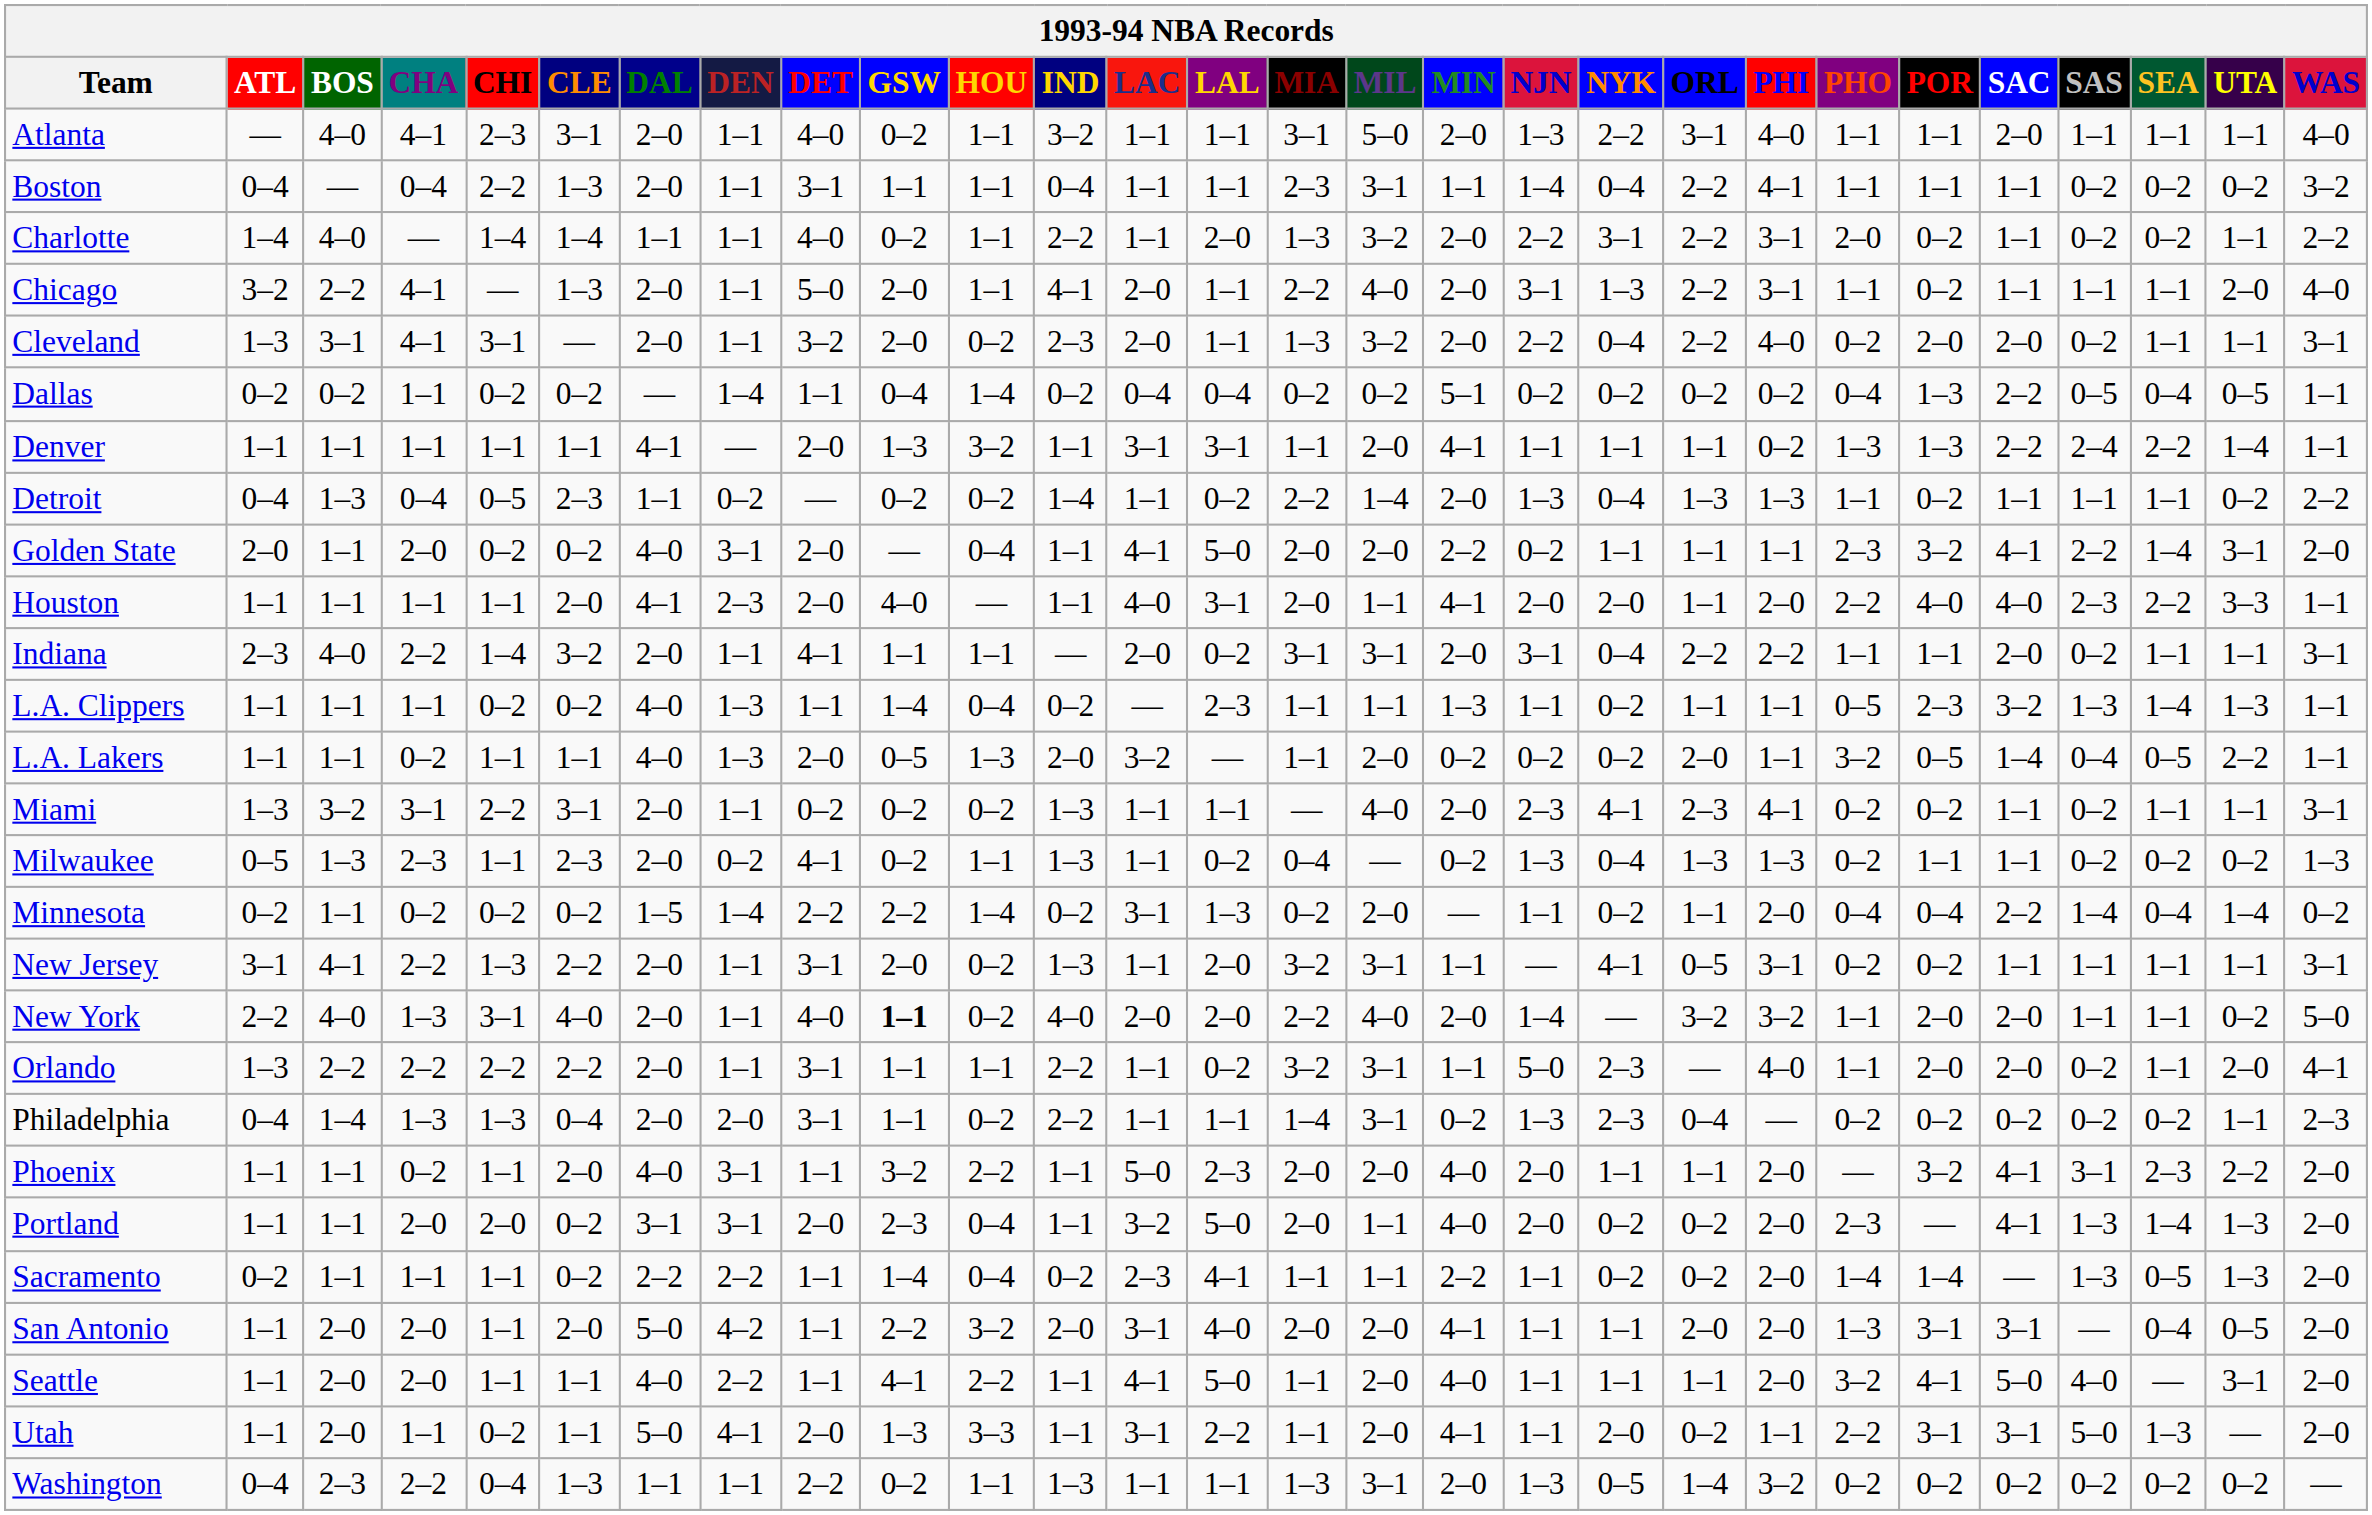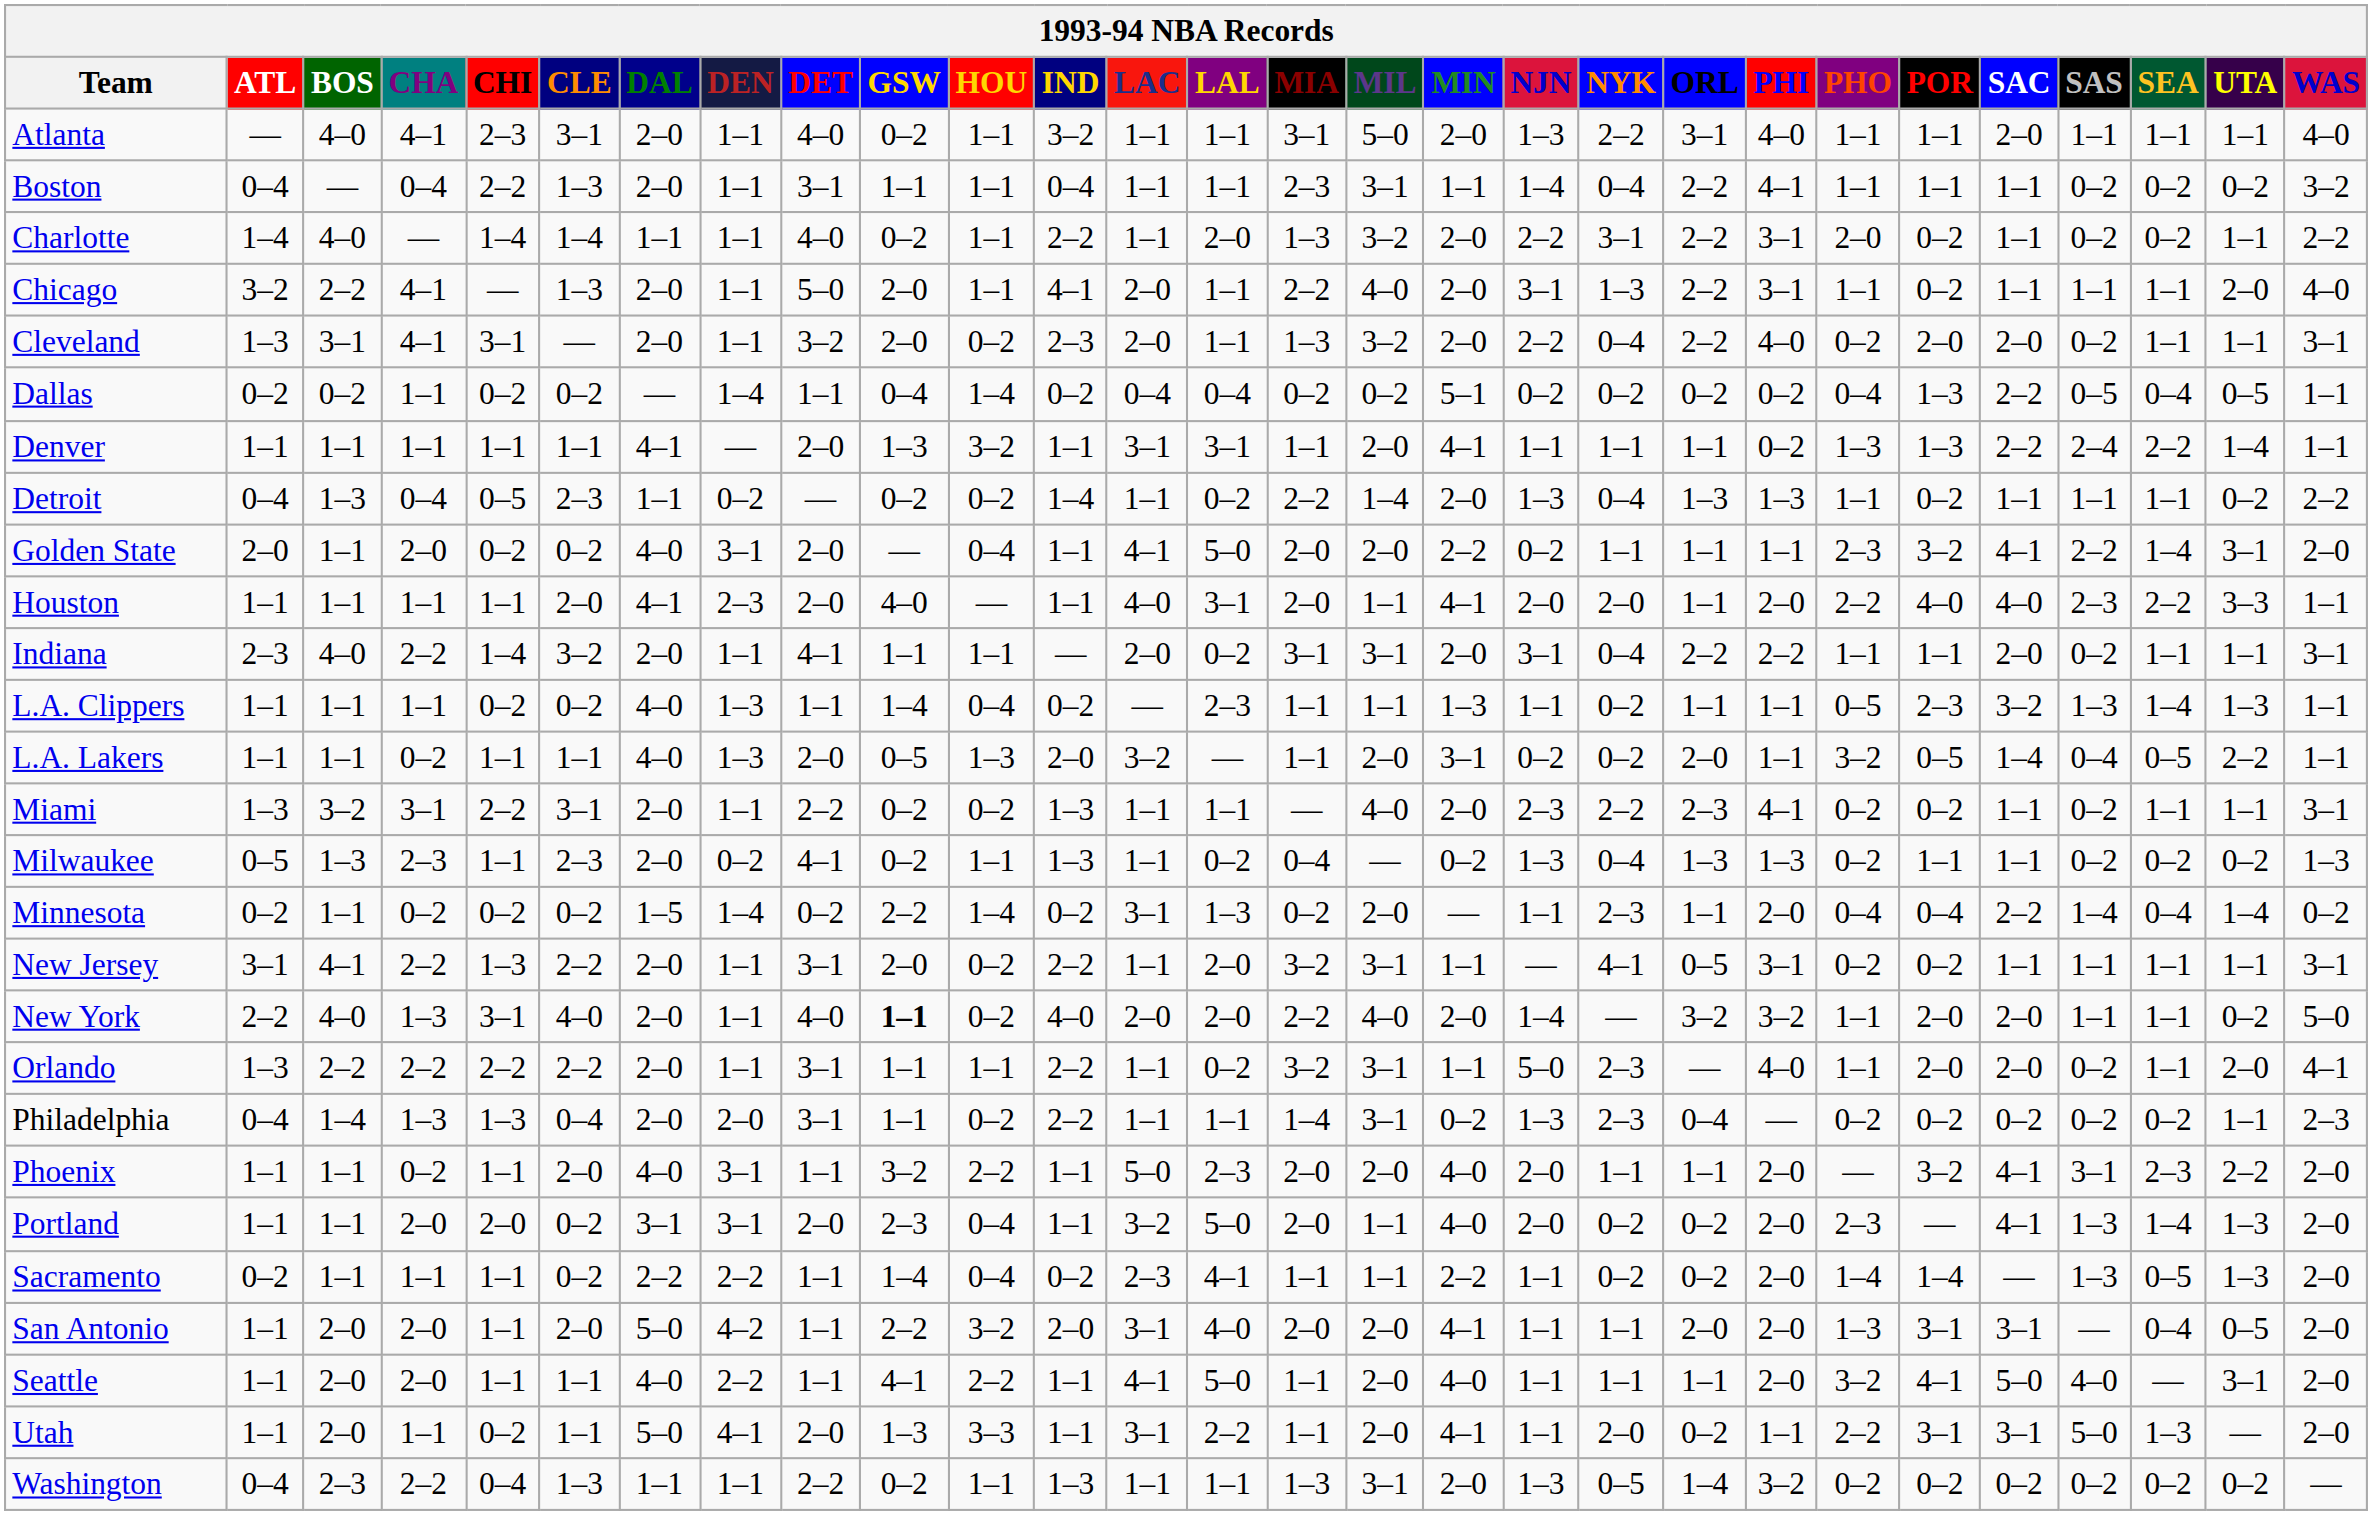(1463, 756) 0–2 -> (1463, 756) 3–1
(821, 808) 0–2 -> (821, 808) 2–2
(1621, 808) 4–1 -> (1621, 808) 2–2
(821, 912) 2–2 -> (821, 912) 0–2
(1621, 912) 0–2 -> (1621, 912) 2–3
(1071, 964) 1–3 -> (1071, 964) 2–2
